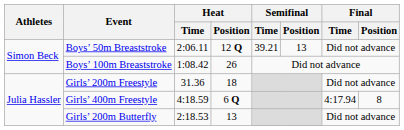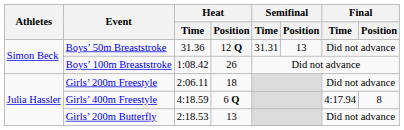(193, 48) 2:06.11 -> (193, 48) 31.36
(266, 48) 39.21 -> (266, 48) 31.31
(193, 82) 31.36 -> (193, 82) 2:06.11
